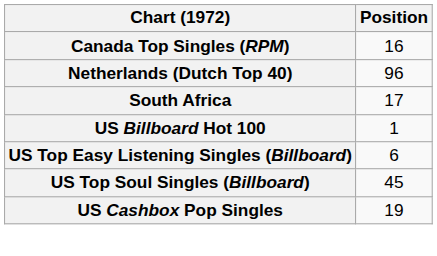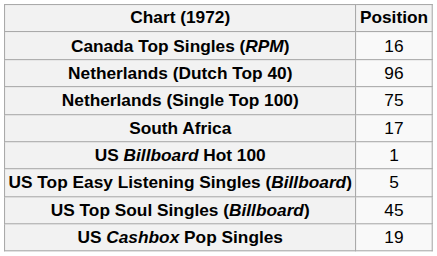+ row: (180, 100)
(394, 155) 6 -> (394, 182) 5
